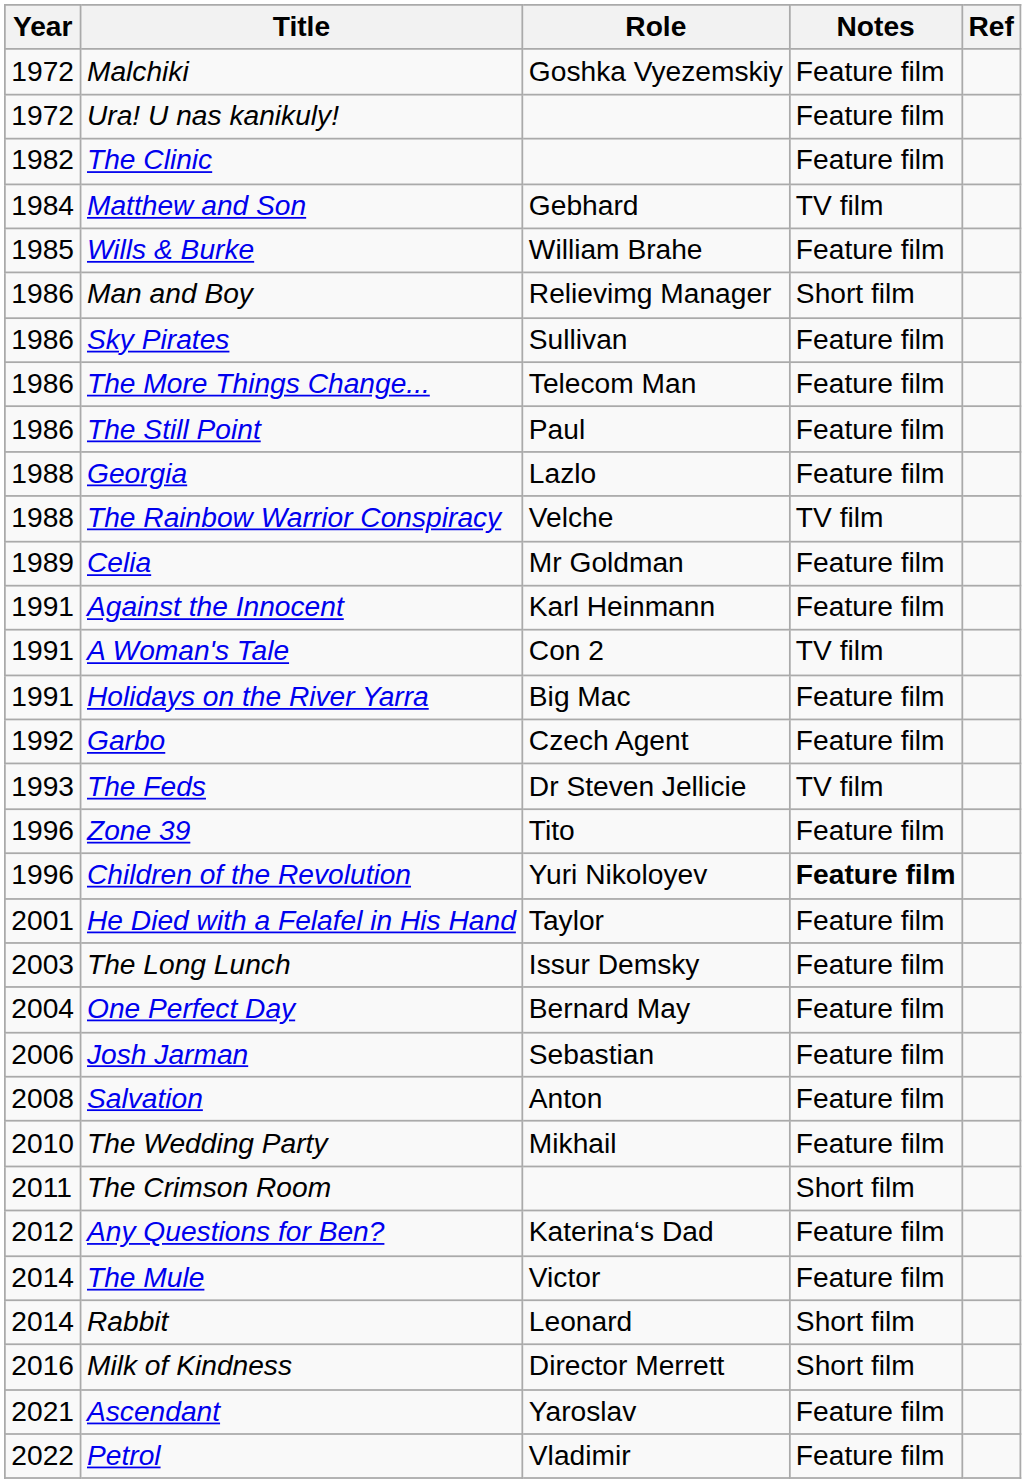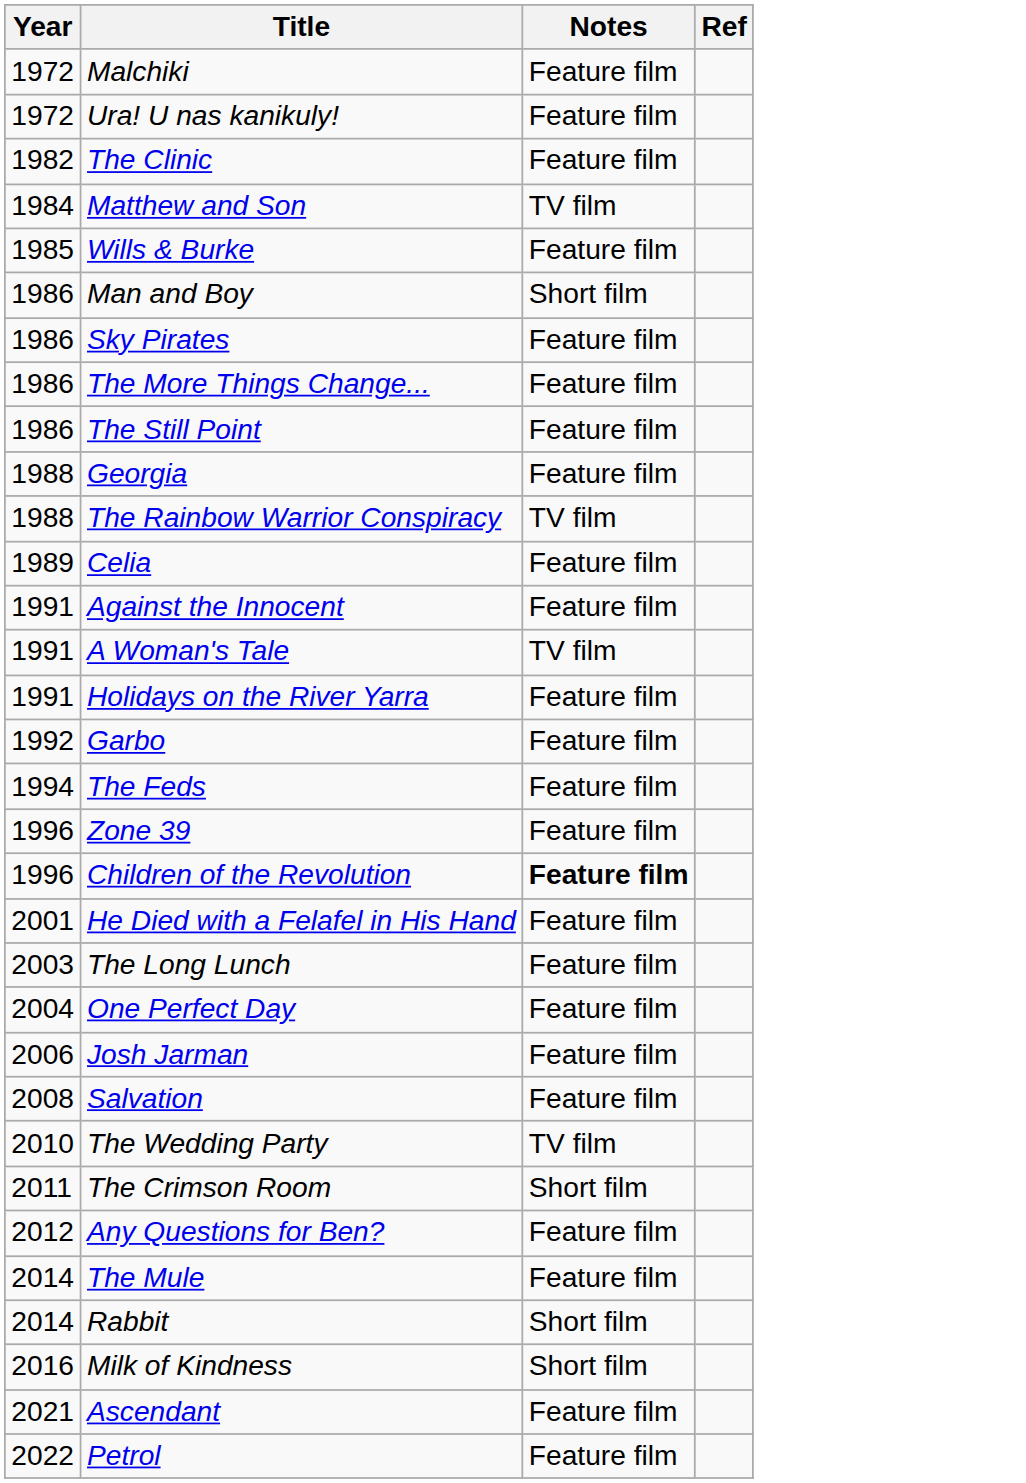- column: (656, 26)
(43, 786) 1993 -> (43, 786) 1994
(840, 786) TV film -> (603, 786) Feature film
(870, 1143) Feature film -> (573, 1143) TV film
